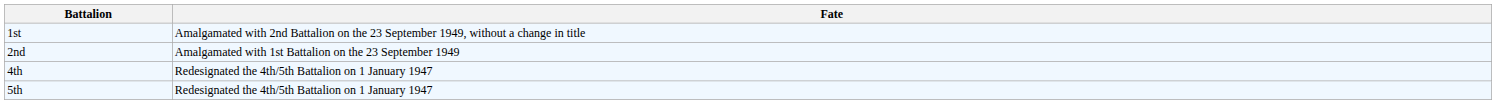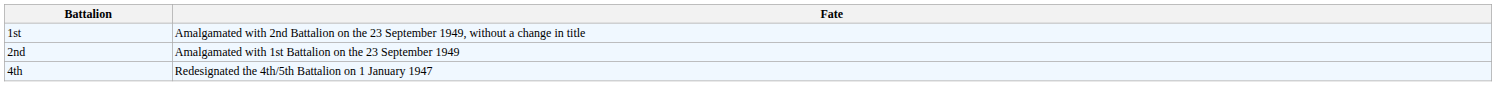- row: (15, 90)
